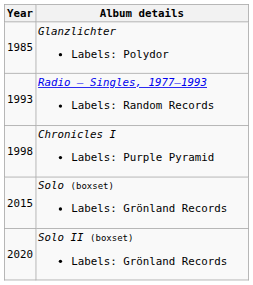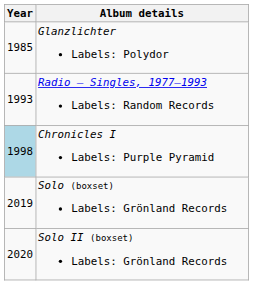(20, 151) no background -> (20, 151) lightblue background
(20, 203) 2015 -> (20, 203) 2019
